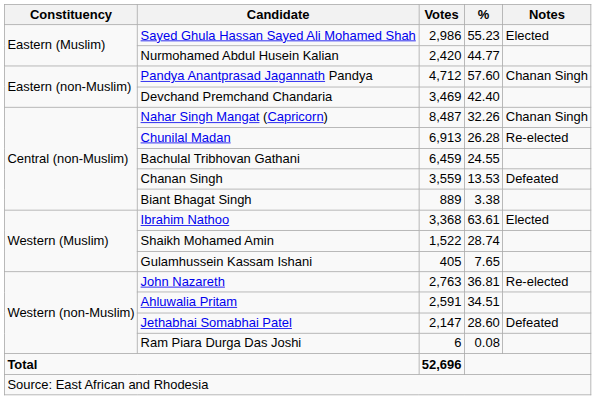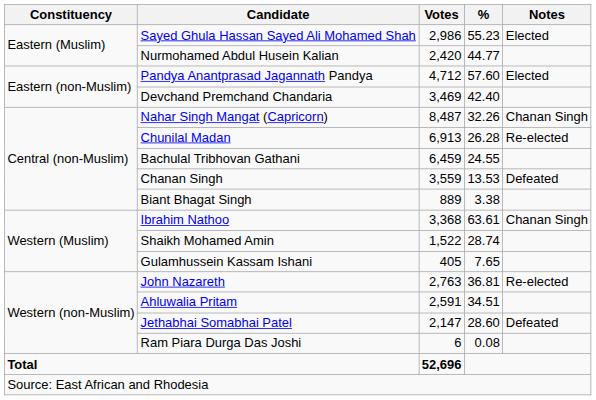(547, 76) Chanan Singh -> (527, 76) Elected
(527, 220) Elected -> (547, 220) Chanan Singh
